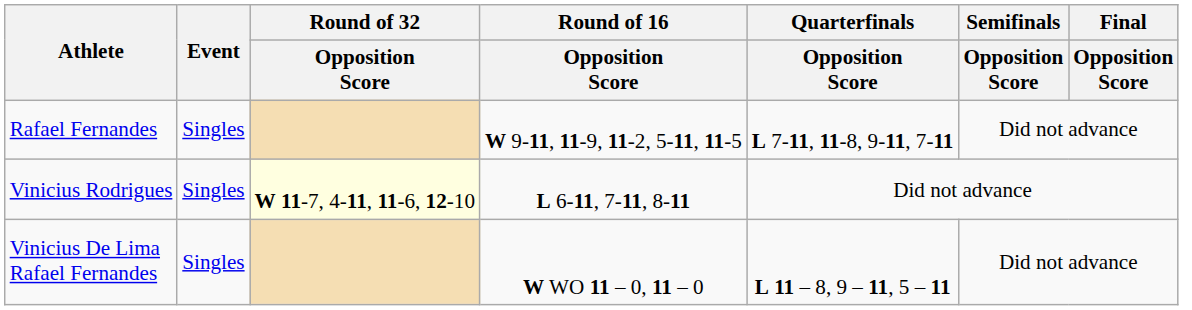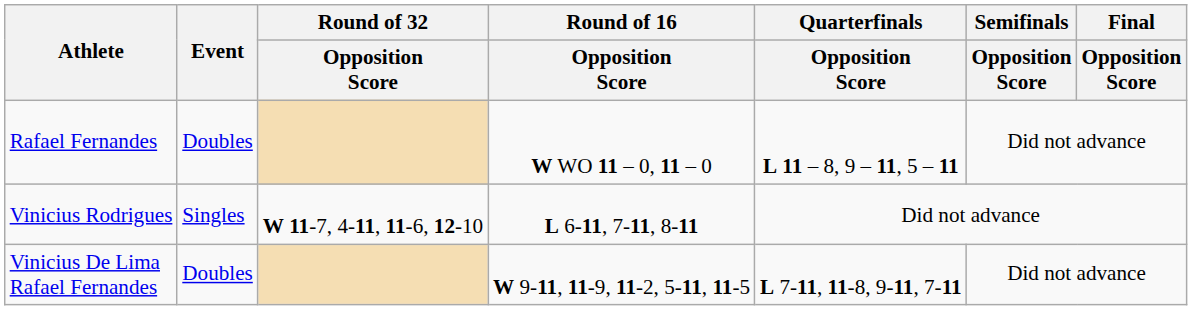(213, 129) Singles -> (218, 142) Doubles
(613, 142) W 9-11, 11-9, 11-2, 5-11, 11-5 -> (622, 167) W WO 11 – 0, 11 – 0
(853, 142) L 7-11, 11-8, 9-11, 7-11 -> (861, 167) L 11 – 8, 9 – 11, 5 – 11
(365, 202) lightyellow background -> (373, 227) no background
(213, 261) Singles -> (218, 274) Doubles
(613, 286) W WO 11 – 0, 11 – 0 -> (622, 286) W 9-11, 11-9, 11-2, 5-11, 11-5
(853, 286) L 11 – 8, 9 – 11, 5 – 11 -> (861, 286) L 7-11, 11-8, 9-11, 7-11
